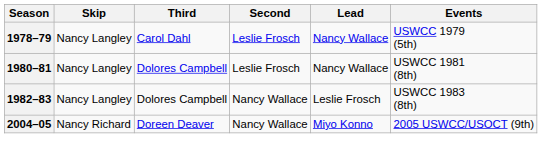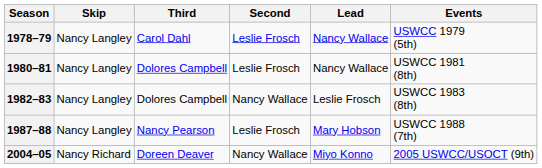+ row: (29, 130)
